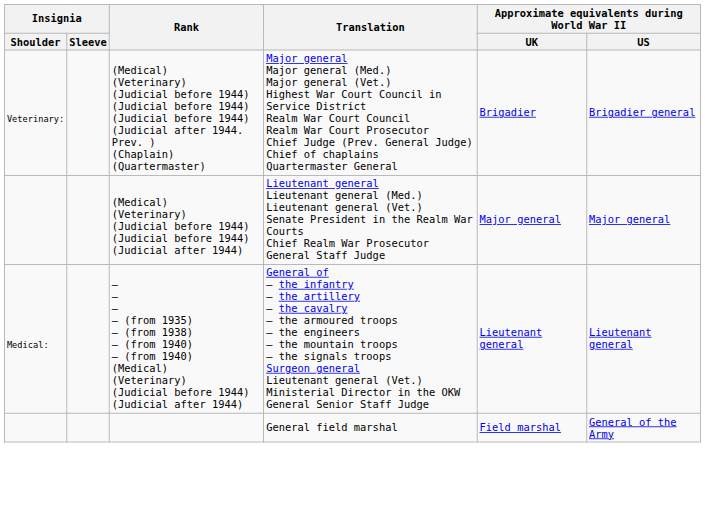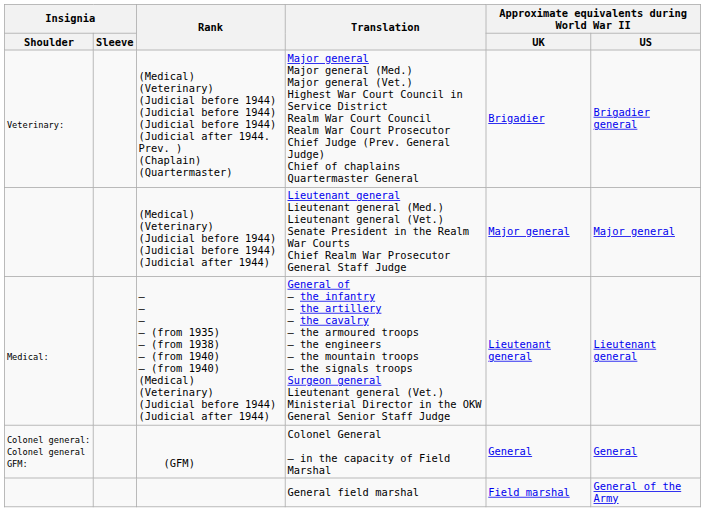+ row: (167, 464)
